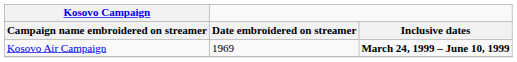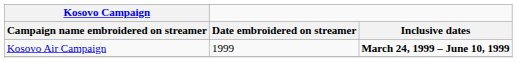(223, 48) 1969 -> (223, 48) 1999
